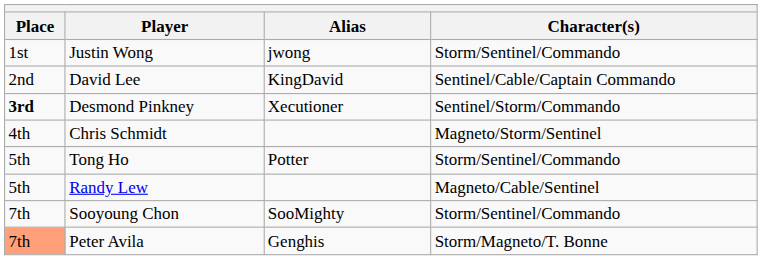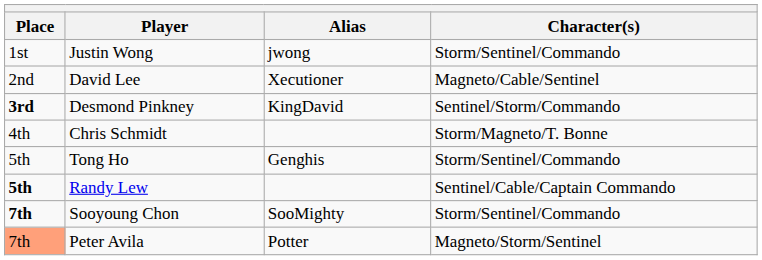(306, 79) KingDavid -> (306, 79) Xecutioner
(555, 79) Sentinel/Cable/Captain Commando -> (517, 79) Magneto/Cable/Sentinel
(306, 106) Xecutioner -> (306, 106) KingDavid
(518, 133) Magneto/Storm/Sentinel -> (521, 133) Storm/Magneto/T. Bonne
(288, 160) Potter -> (296, 160) Genghis
(19, 187) normal -> (20, 187) bold
(517, 187) Magneto/Cable/Sentinel -> (555, 187) Sentinel/Cable/Captain Commando
(19, 214) normal -> (20, 214) bold
(296, 240) Genghis -> (288, 240) Potter
(521, 240) Storm/Magneto/T. Bonne -> (518, 240) Magneto/Storm/Sentinel
